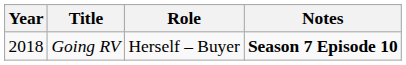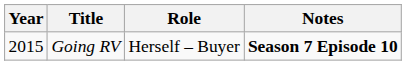(26, 45) 2018 -> (26, 45) 2015
